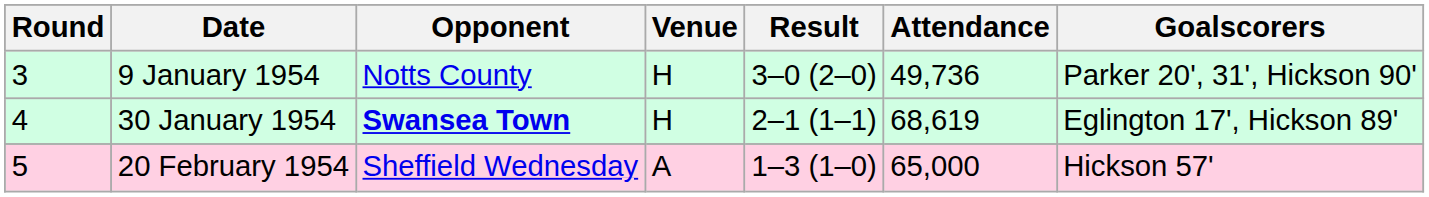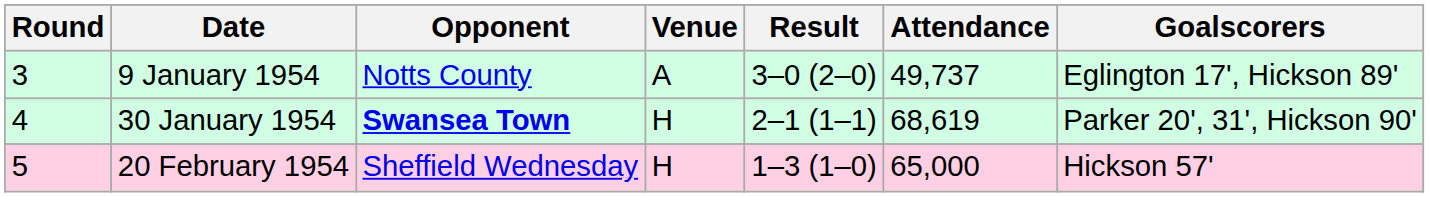(662, 74) H -> (661, 74) A
(935, 74) 49,736 -> (935, 74) 49,737
(1240, 74) Parker 20', 31', Hickson 90' -> (1231, 74) Eglington 17', Hickson 89'
(1231, 120) Eglington 17', Hickson 89' -> (1240, 120) Parker 20', 31', Hickson 90'
(661, 167) A -> (662, 167) H
